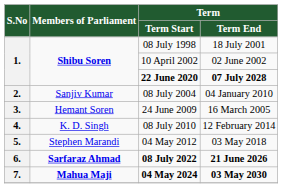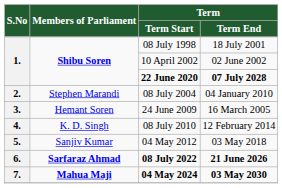(84, 93) Sanjiv Kumar -> (84, 93) Stephen Marandi
(84, 142) Stephen Marandi -> (84, 142) Sanjiv Kumar
